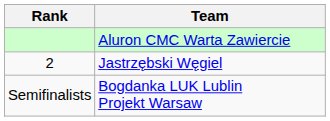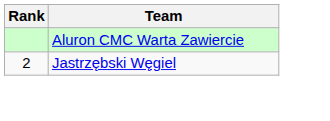- row: (170, 95)
